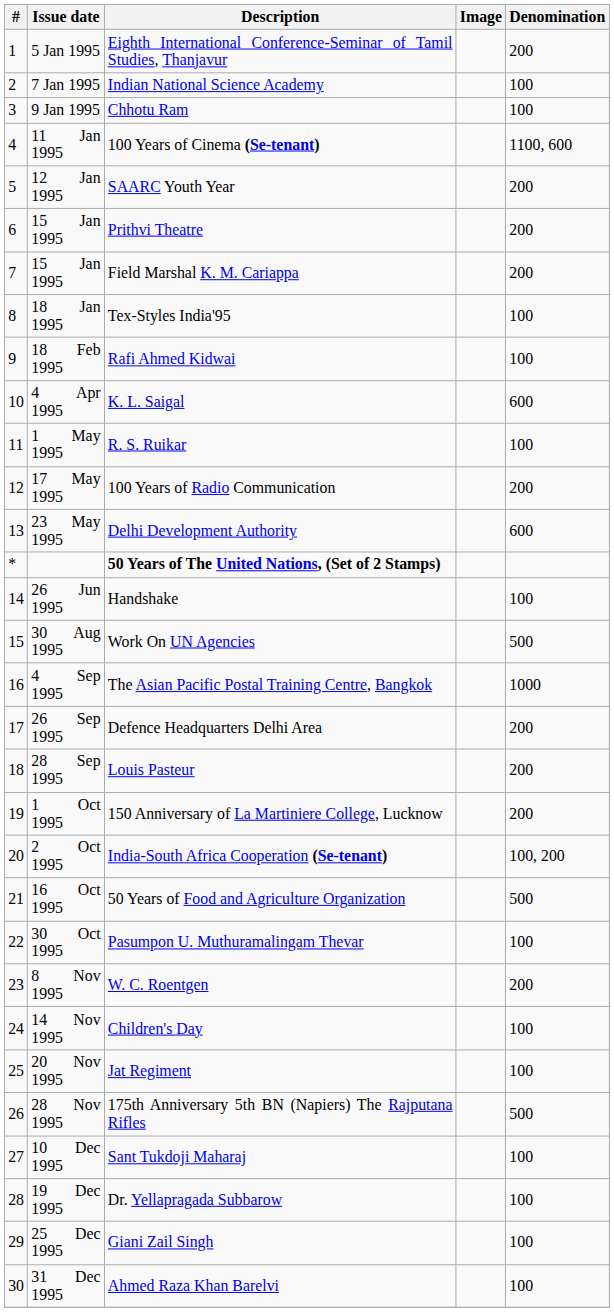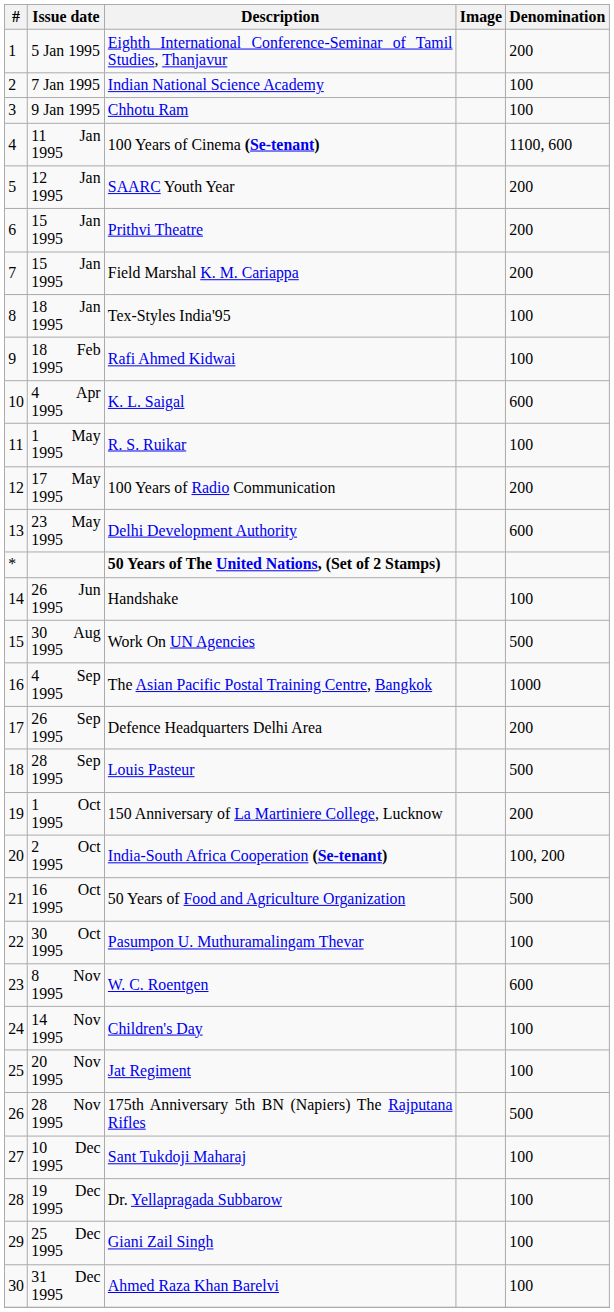(521, 770) 200 -> (521, 770) 500
(521, 985) 200 -> (521, 985) 600
